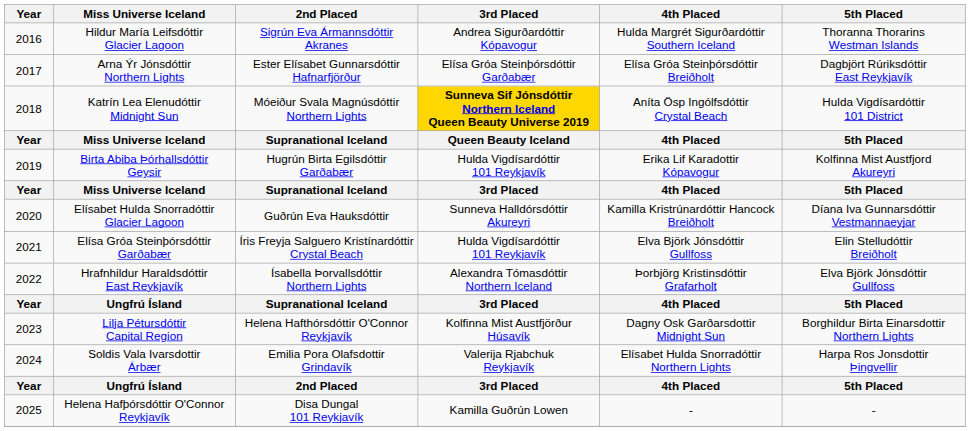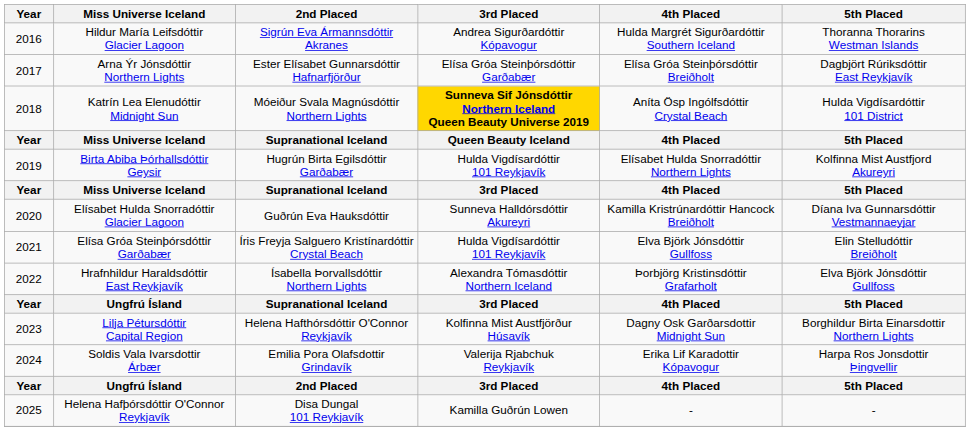(691, 165) Erika Lif Karadottir Kópavogur -> (691, 165) Elísabet Hulda Snorradóttir Northern Lights
(691, 361) Elísabet Hulda Snorradóttir Northern Lights -> (691, 361) Erika Lif Karadottir Kópavogur
